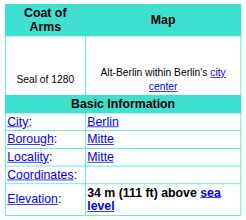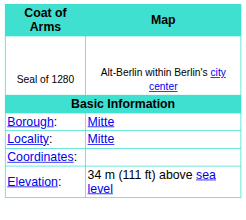- row: (20, 121)
(154, 199) bold -> (152, 181) normal
